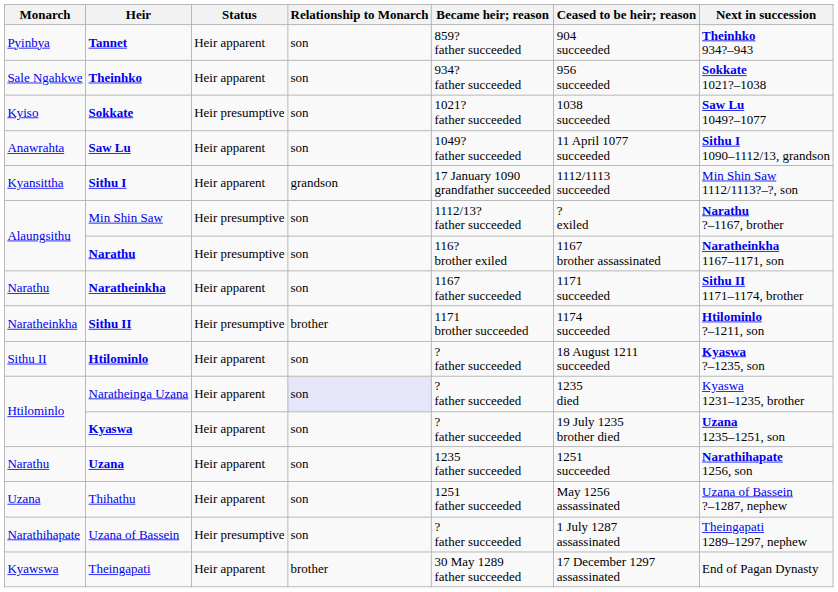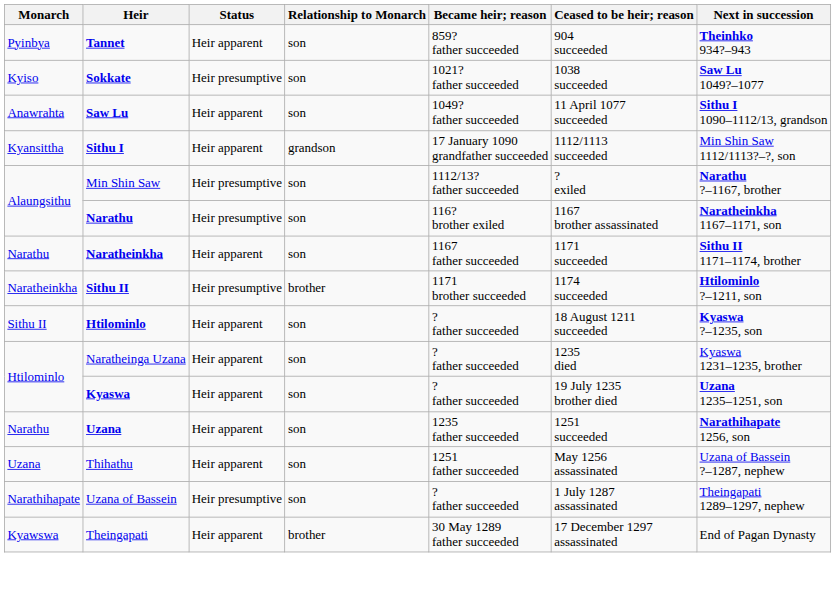- row: (115, 77)
(300, 393) lavender background -> (297, 358) no background
